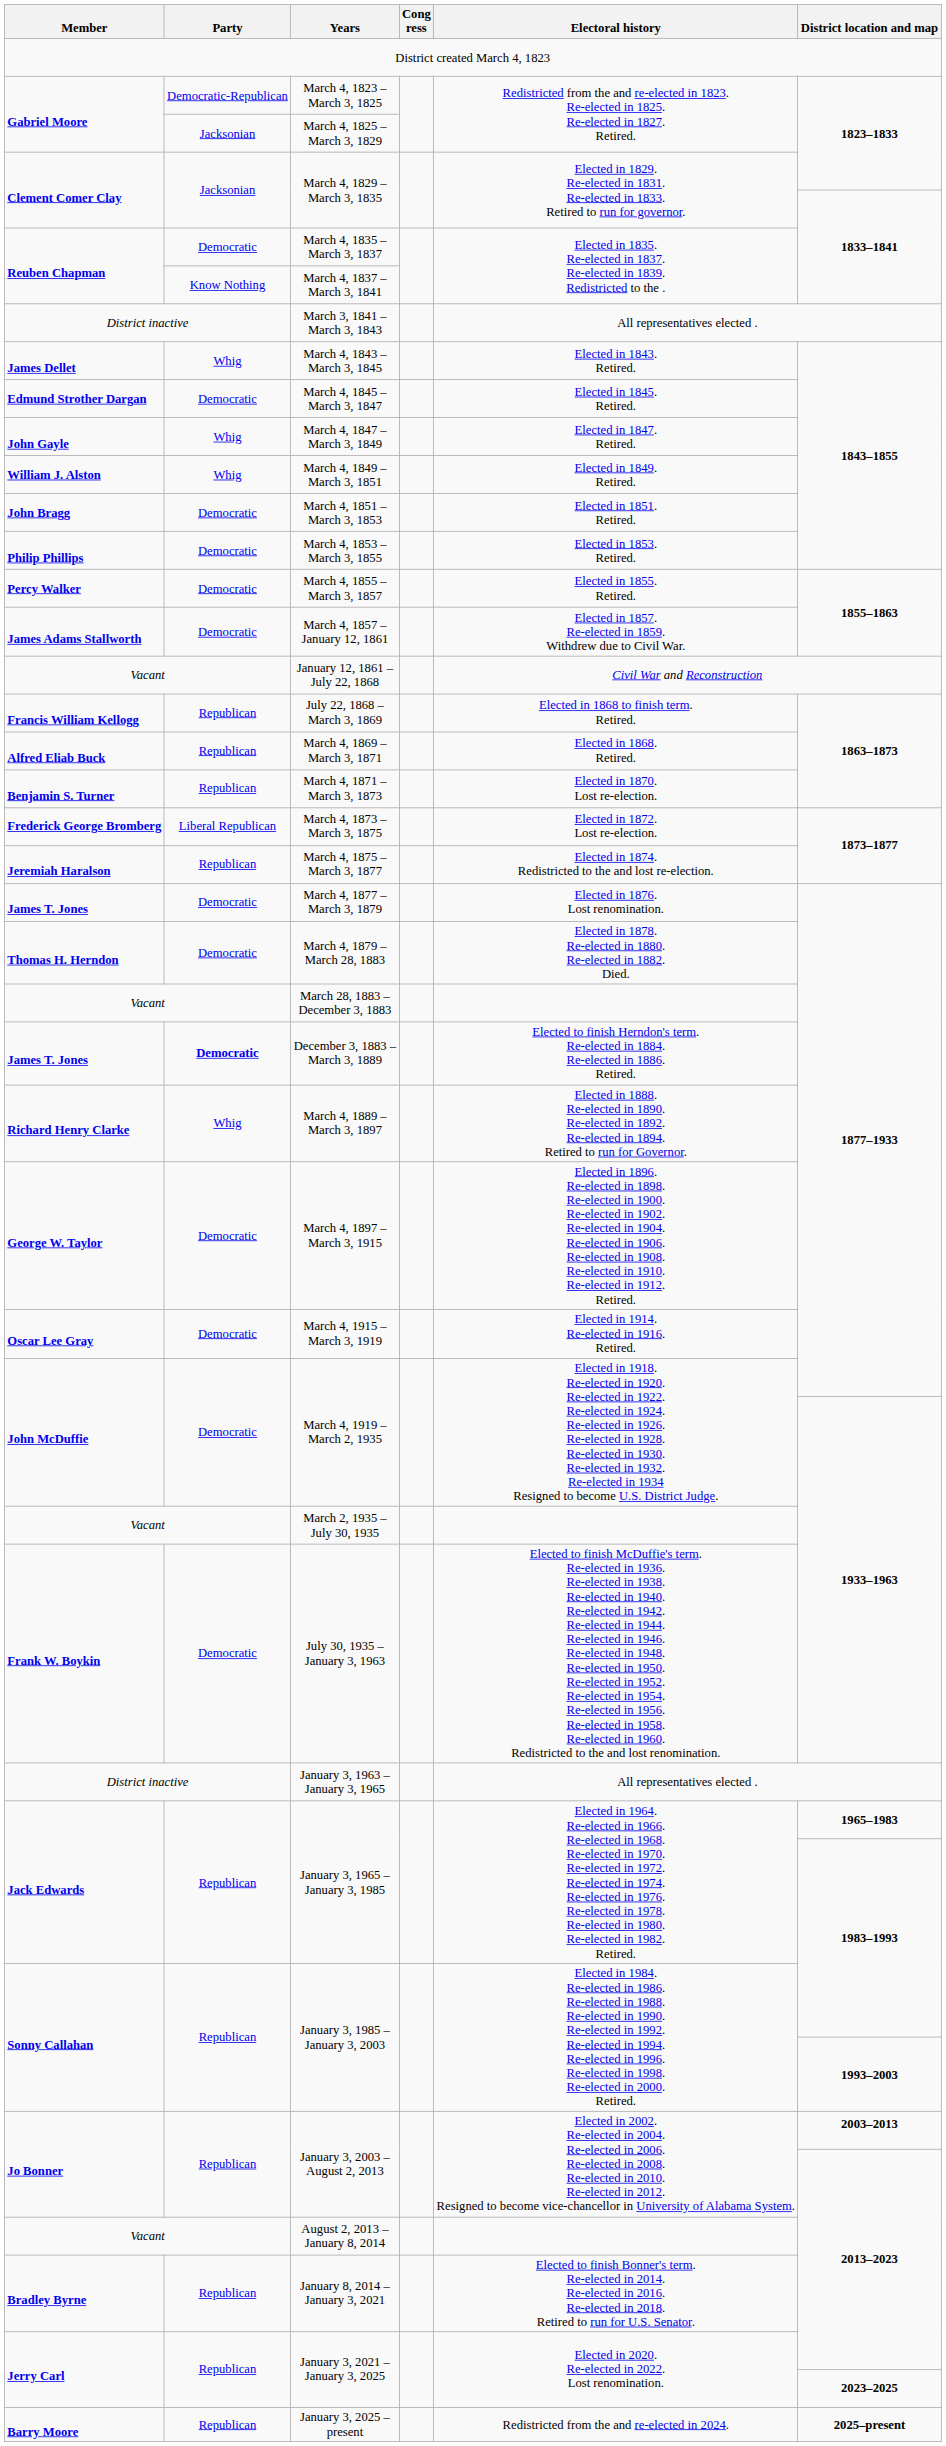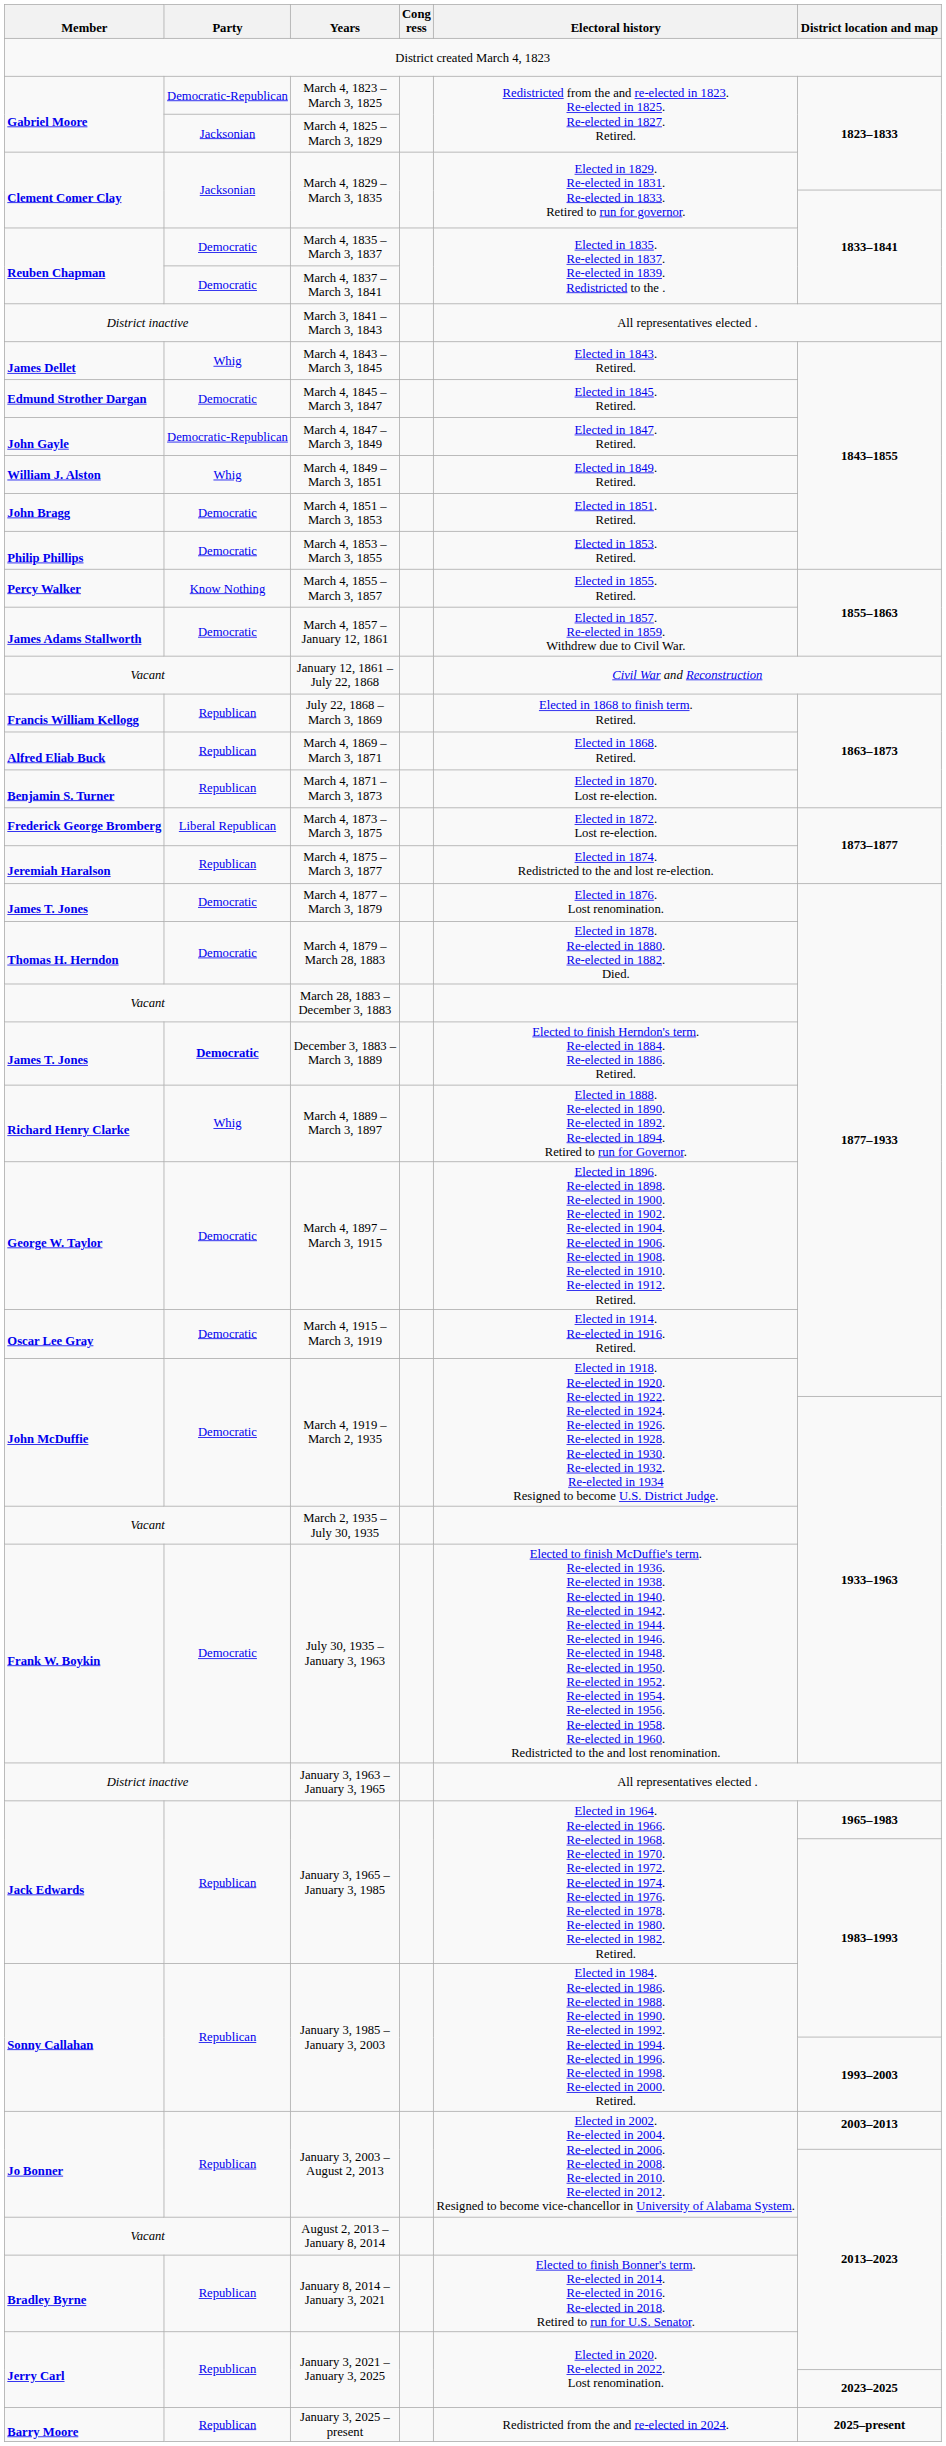(227, 285) Know Nothing -> (227, 285) Democratic
(227, 436) Whig -> (227, 436) Democratic-Republican
(227, 588) Democratic -> (227, 588) Know Nothing
